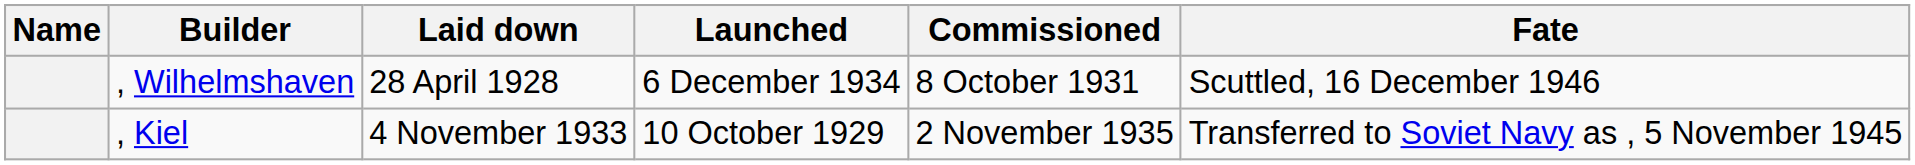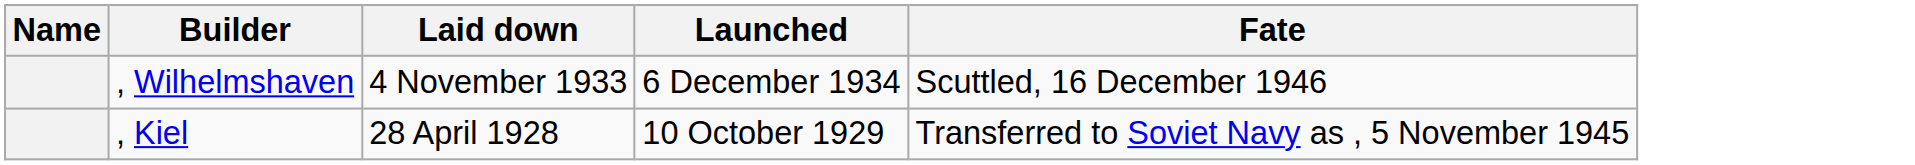- column: (1045, 30)
(464, 81) 28 April 1928 -> (498, 81) 4 November 1933
(498, 133) 4 November 1933 -> (464, 133) 28 April 1928
